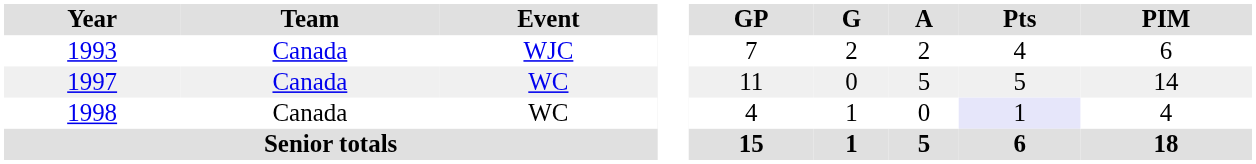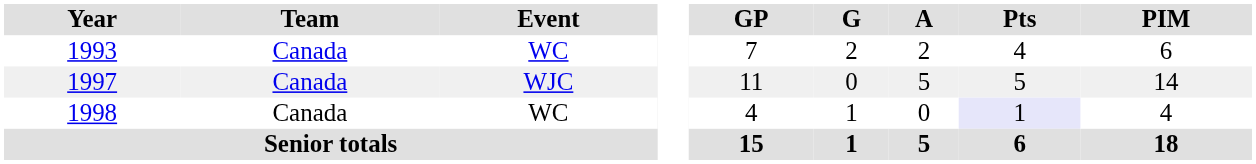(548, 50) WJC -> (548, 50) WC
(548, 81) WC -> (548, 81) WJC
